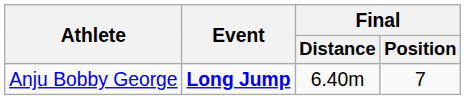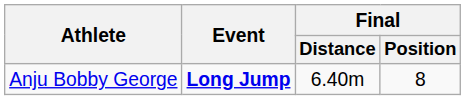(420, 80) 7 -> (420, 80) 8
